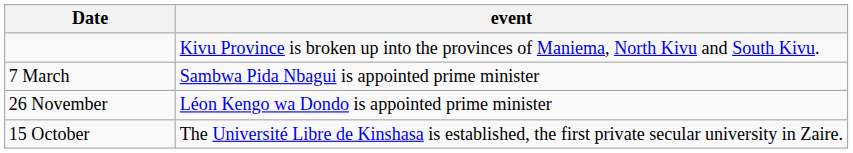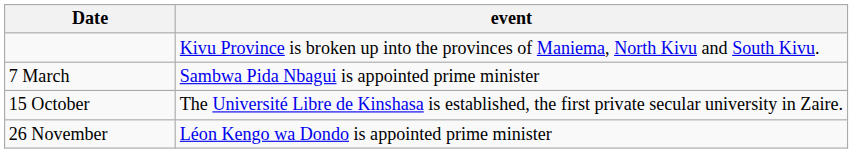rows swapped: (49, 133) <-> (58, 104)
